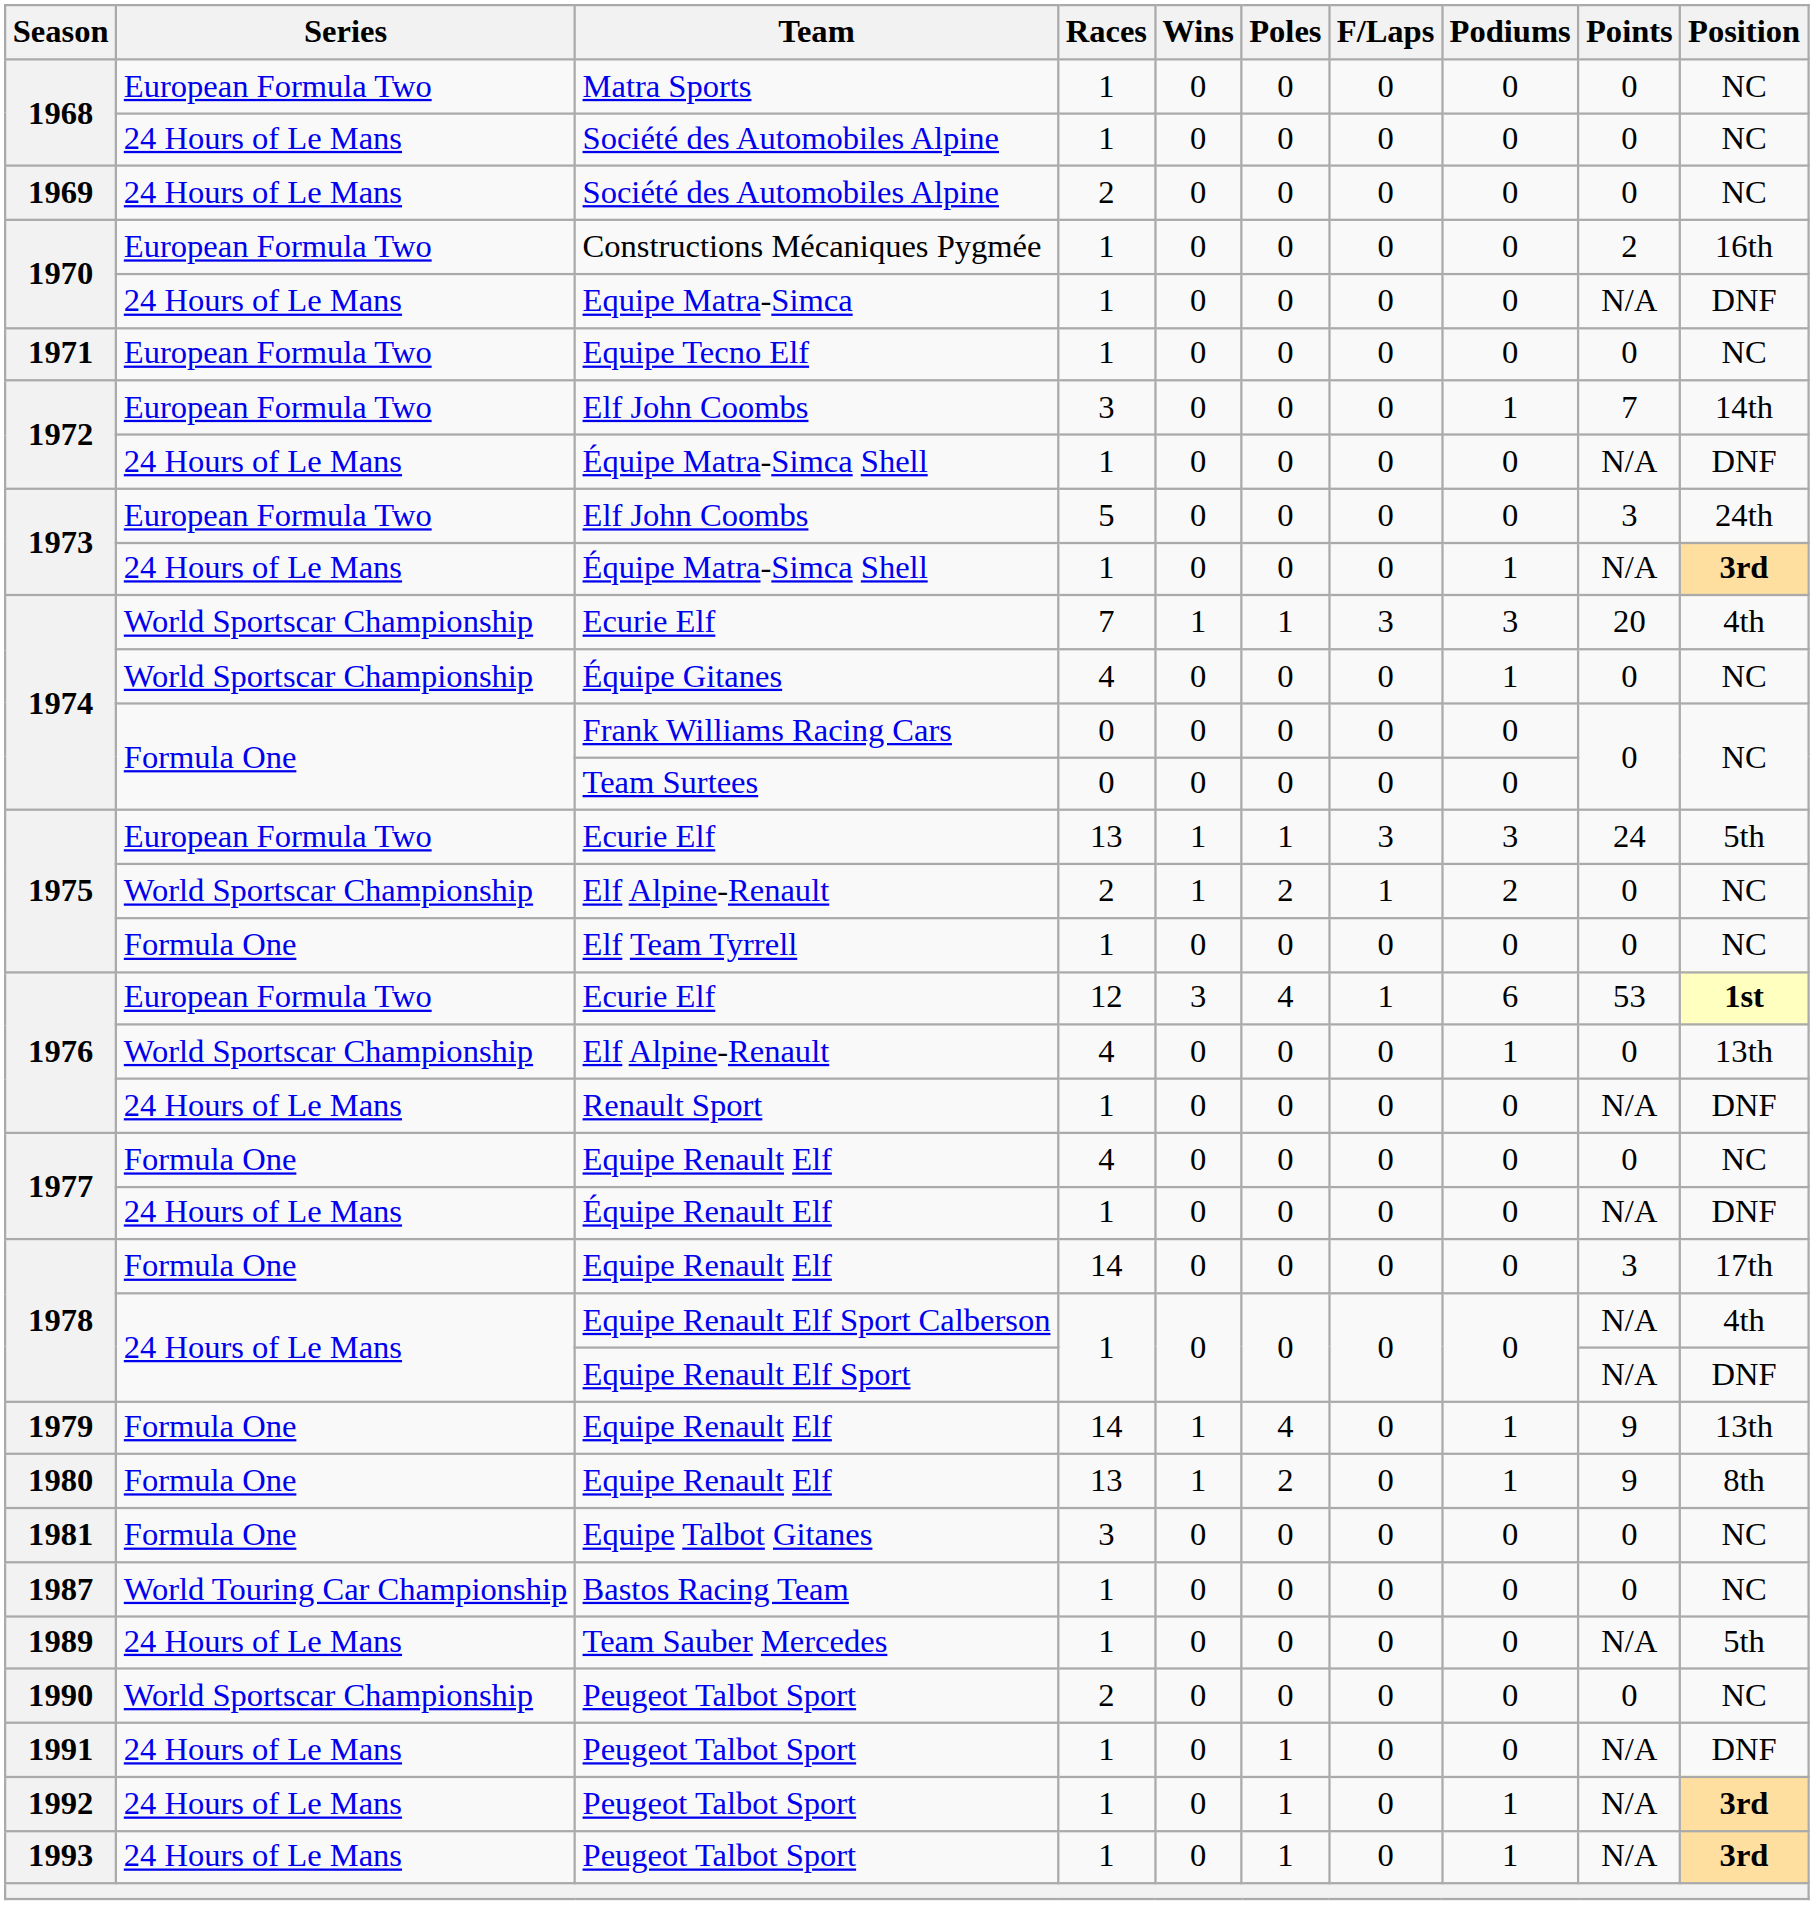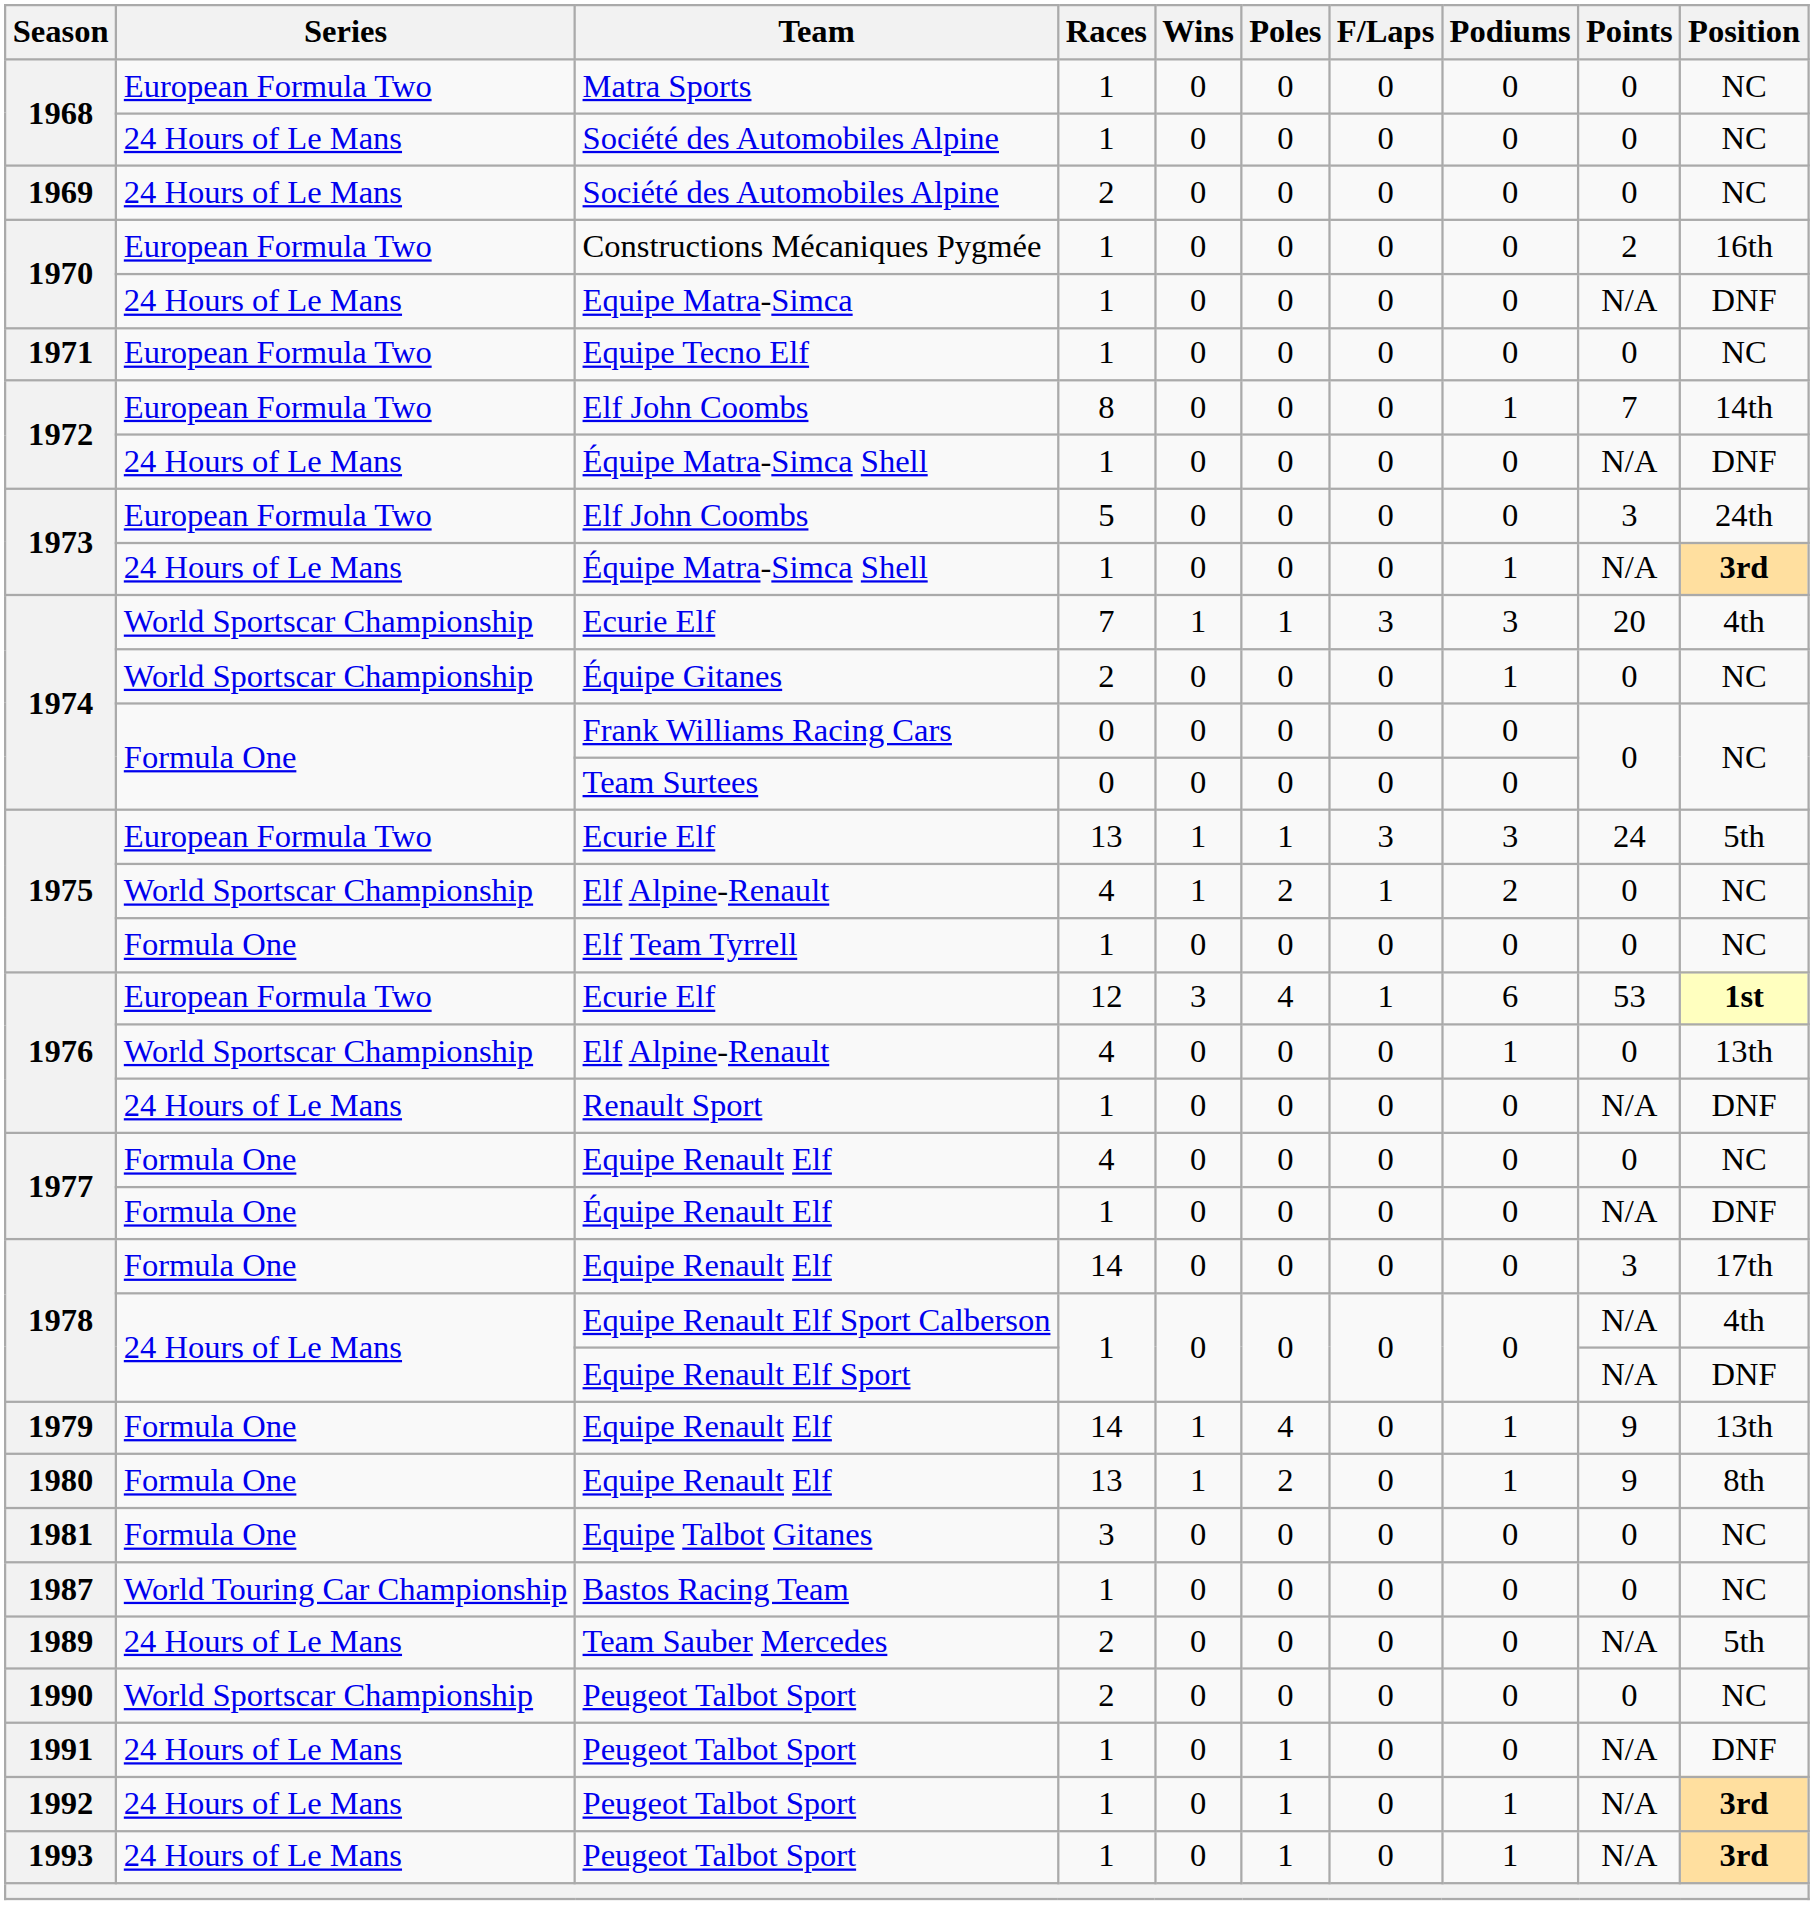(1106, 407) 3 -> (1106, 407) 8
(1106, 675) 4 -> (1106, 675) 2
(1106, 890) 2 -> (1106, 890) 4
(263, 1212) 24 Hours of Le Mans -> (210, 1212) Formula One
(1106, 1641) 1 -> (1106, 1641) 2
